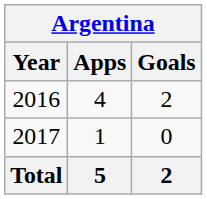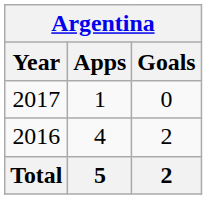rows swapped: (36, 99) <-> (36, 136)
